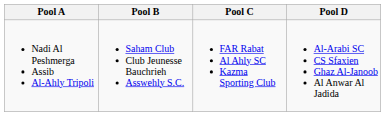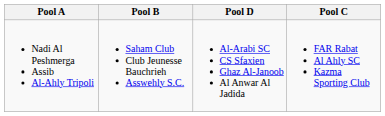columns swapped: (240, 12) <-> (334, 12)
